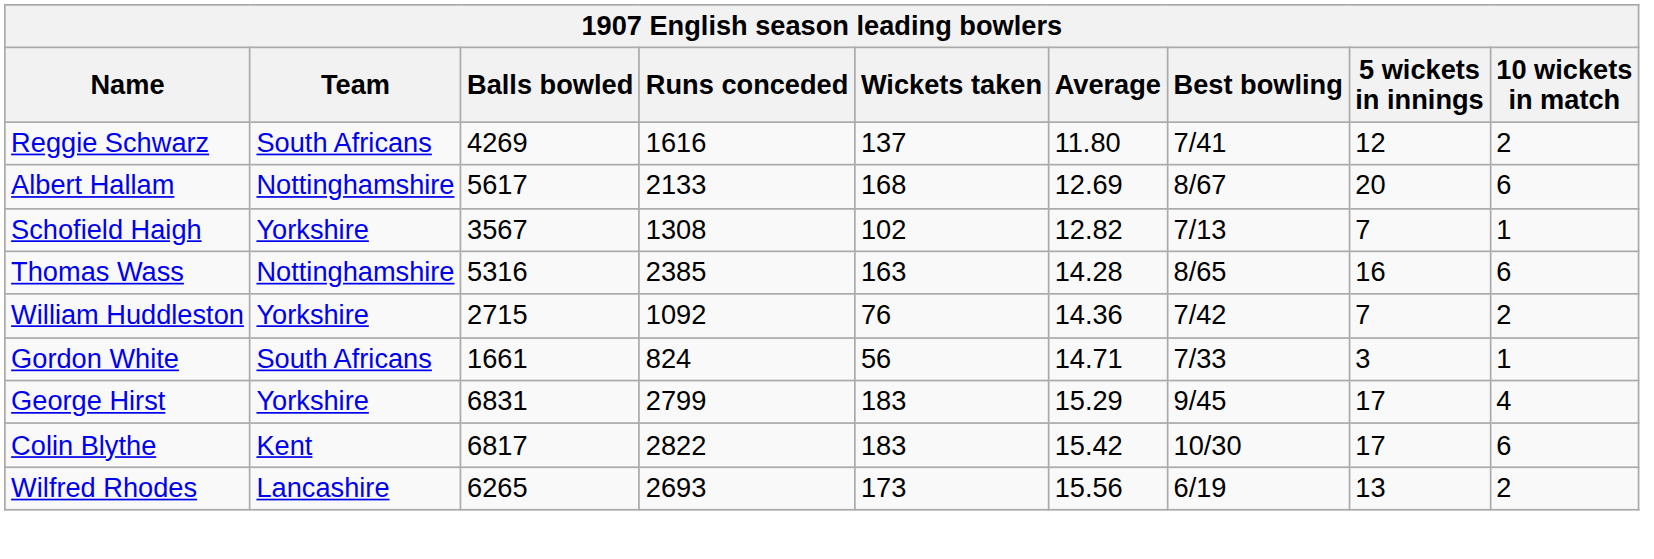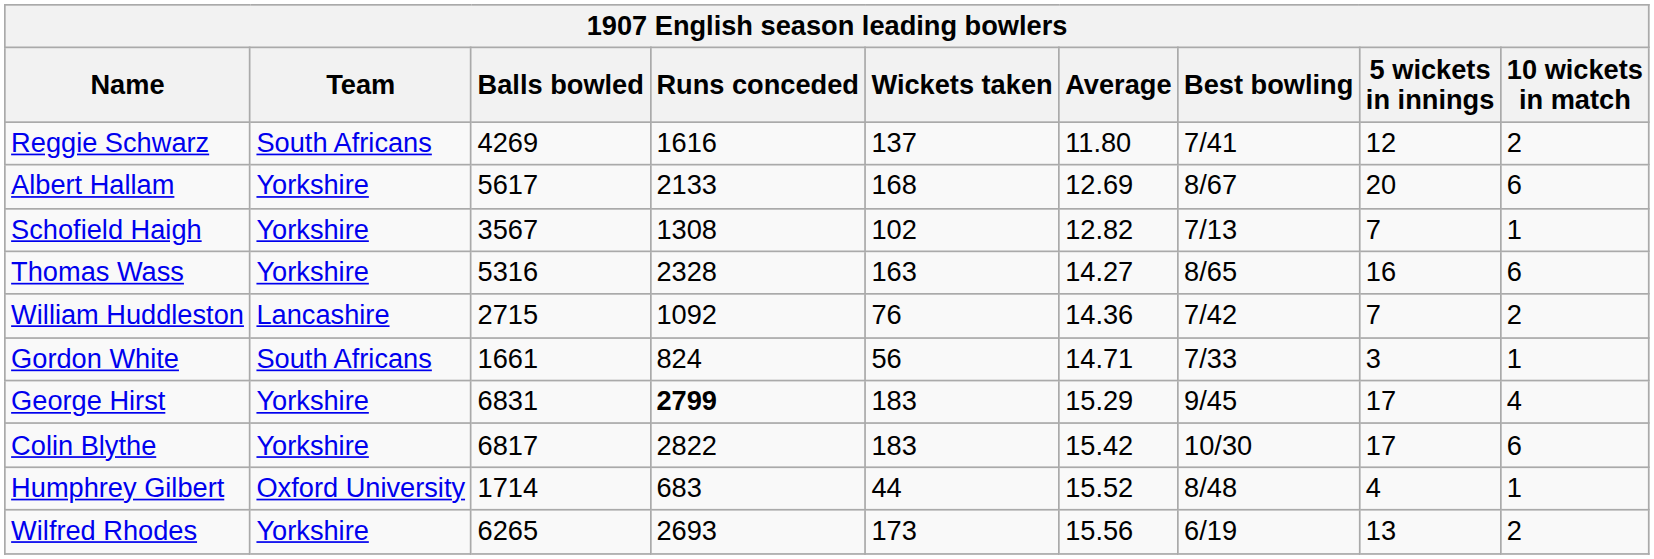(355, 186) Nottinghamshire -> (313, 186) Yorkshire
(355, 272) Nottinghamshire -> (313, 272) Yorkshire
(676, 272) 2385 -> (687, 272) 2328
(1089, 272) 14.28 -> (1099, 272) 14.27
(313, 315) Yorkshire -> (323, 315) Lancashire
(676, 401) normal -> (687, 401) bold
(284, 444) Kent -> (313, 444) Yorkshire
+ row: (118, 488)
(323, 488) Lancashire -> (313, 531) Yorkshire
